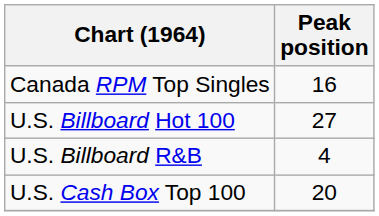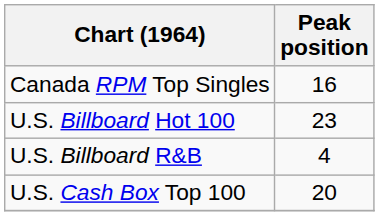(324, 120) 27 -> (324, 120) 23
